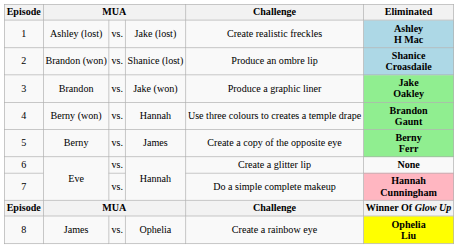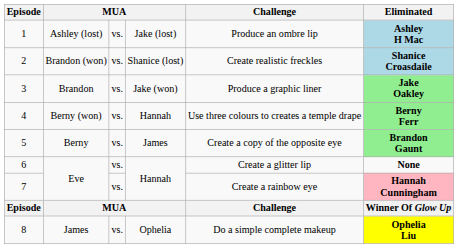(275, 34) Create realistic freckles -> (275, 34) Produce an ombre lip
(275, 61) Produce an ombre lip -> (275, 61) Create realistic freckles
(409, 116) Brandon Gaunt -> (409, 116) Berny Ferr
(409, 143) Berny Ferr -> (409, 143) Brandon Gaunt
(275, 186) Do a simple complete makeup -> (275, 186) Create a rainbow eye
(275, 230) Create a rainbow eye -> (275, 230) Do a simple complete makeup
